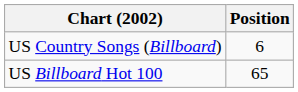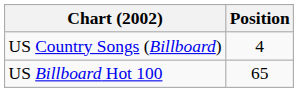(260, 45) 6 -> (260, 45) 4
